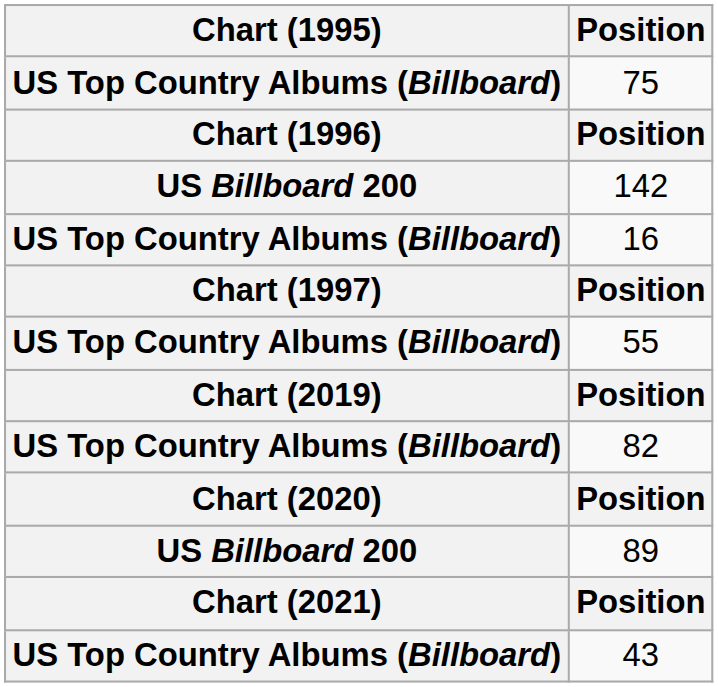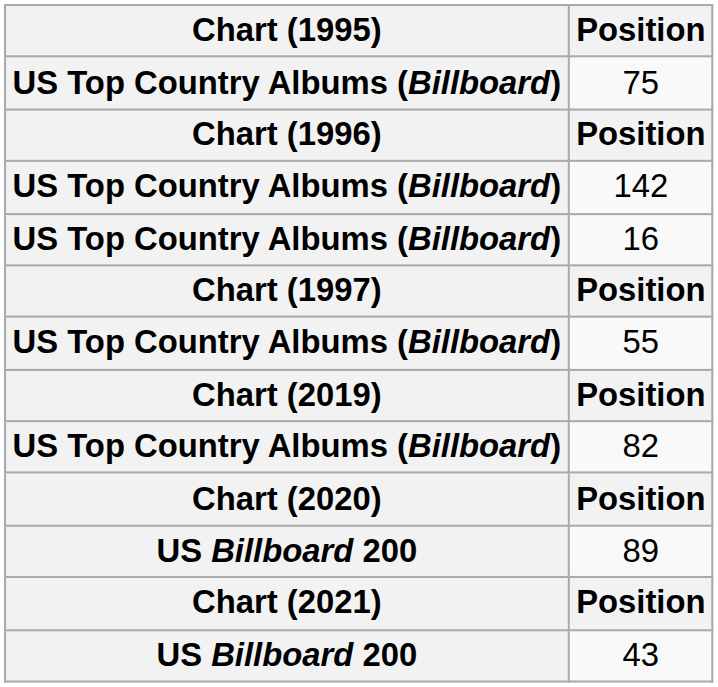(287, 186) US Billboard 200 -> (287, 186) US Top Country Albums (Billboard)
(287, 654) US Top Country Albums (Billboard) -> (287, 654) US Billboard 200
